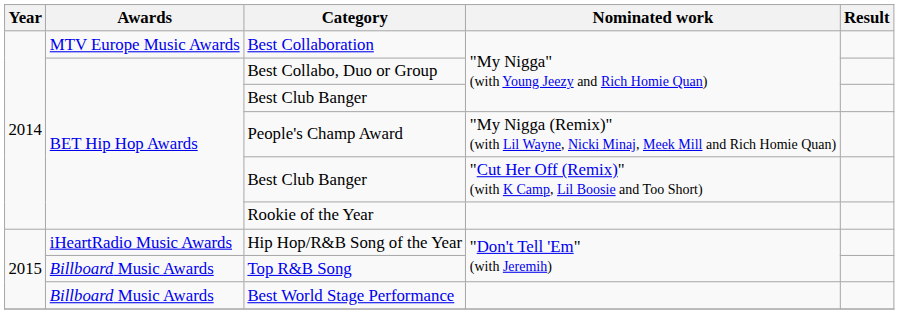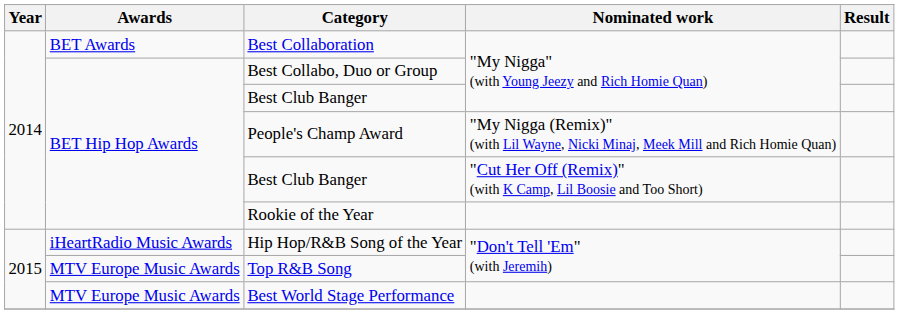(145, 44) MTV Europe Music Awards -> (92, 44) BET Awards
(132, 268) Billboard Music Awards -> (145, 268) MTV Europe Music Awards
(132, 295) Billboard Music Awards -> (145, 295) MTV Europe Music Awards
